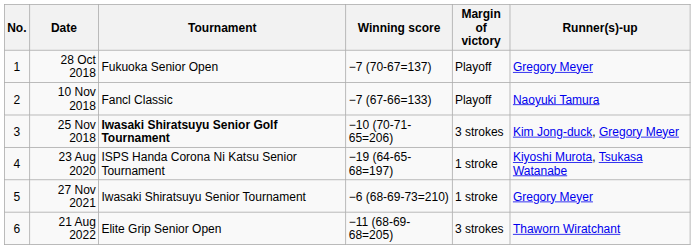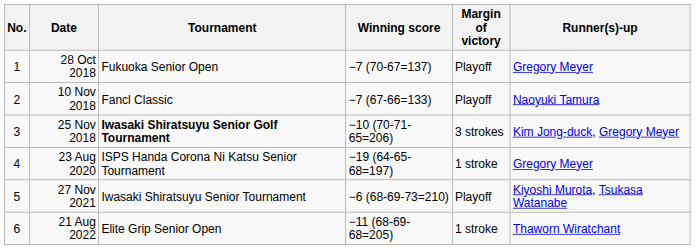(578, 164) Kiyoshi Murota, Tsukasa Watanabe -> (553, 164) Gregory Meyer
(476, 196) 1 stroke -> (473, 196) Playoff
(553, 196) Gregory Meyer -> (578, 196) Kiyoshi Murota, Tsukasa Watanabe
(479, 229) 3 strokes -> (476, 229) 1 stroke
